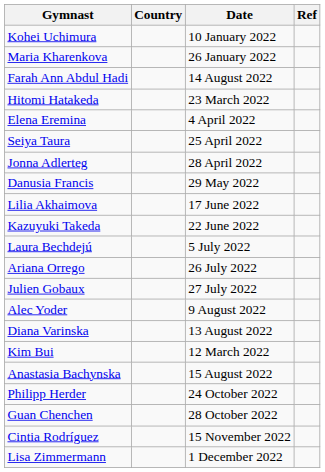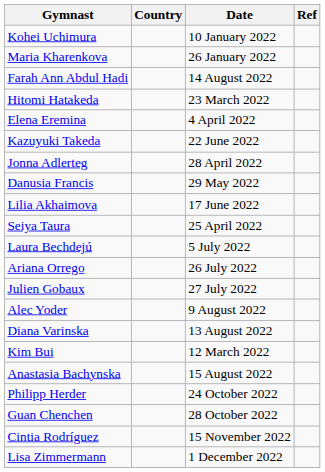rows swapped: (39, 141) <-> (54, 225)
